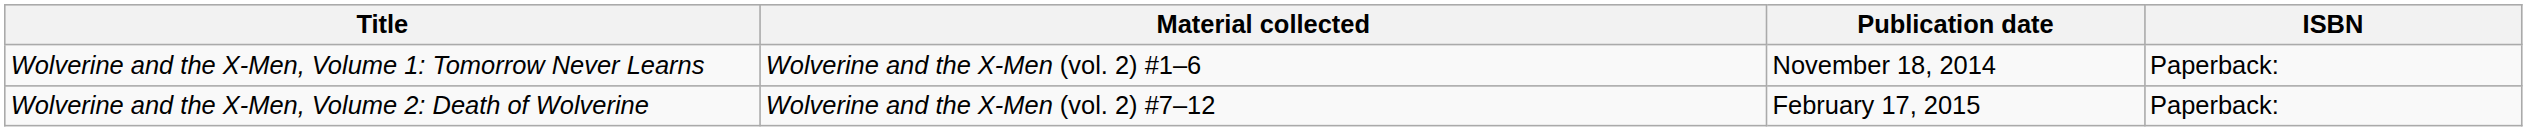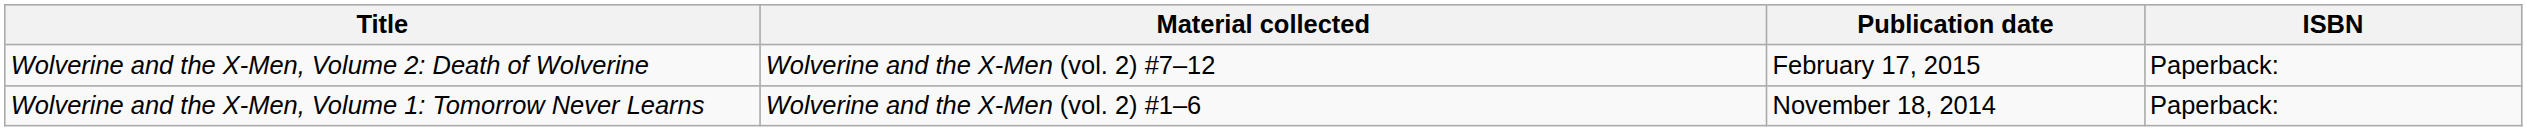rows swapped: (358, 65) <-> (330, 105)
